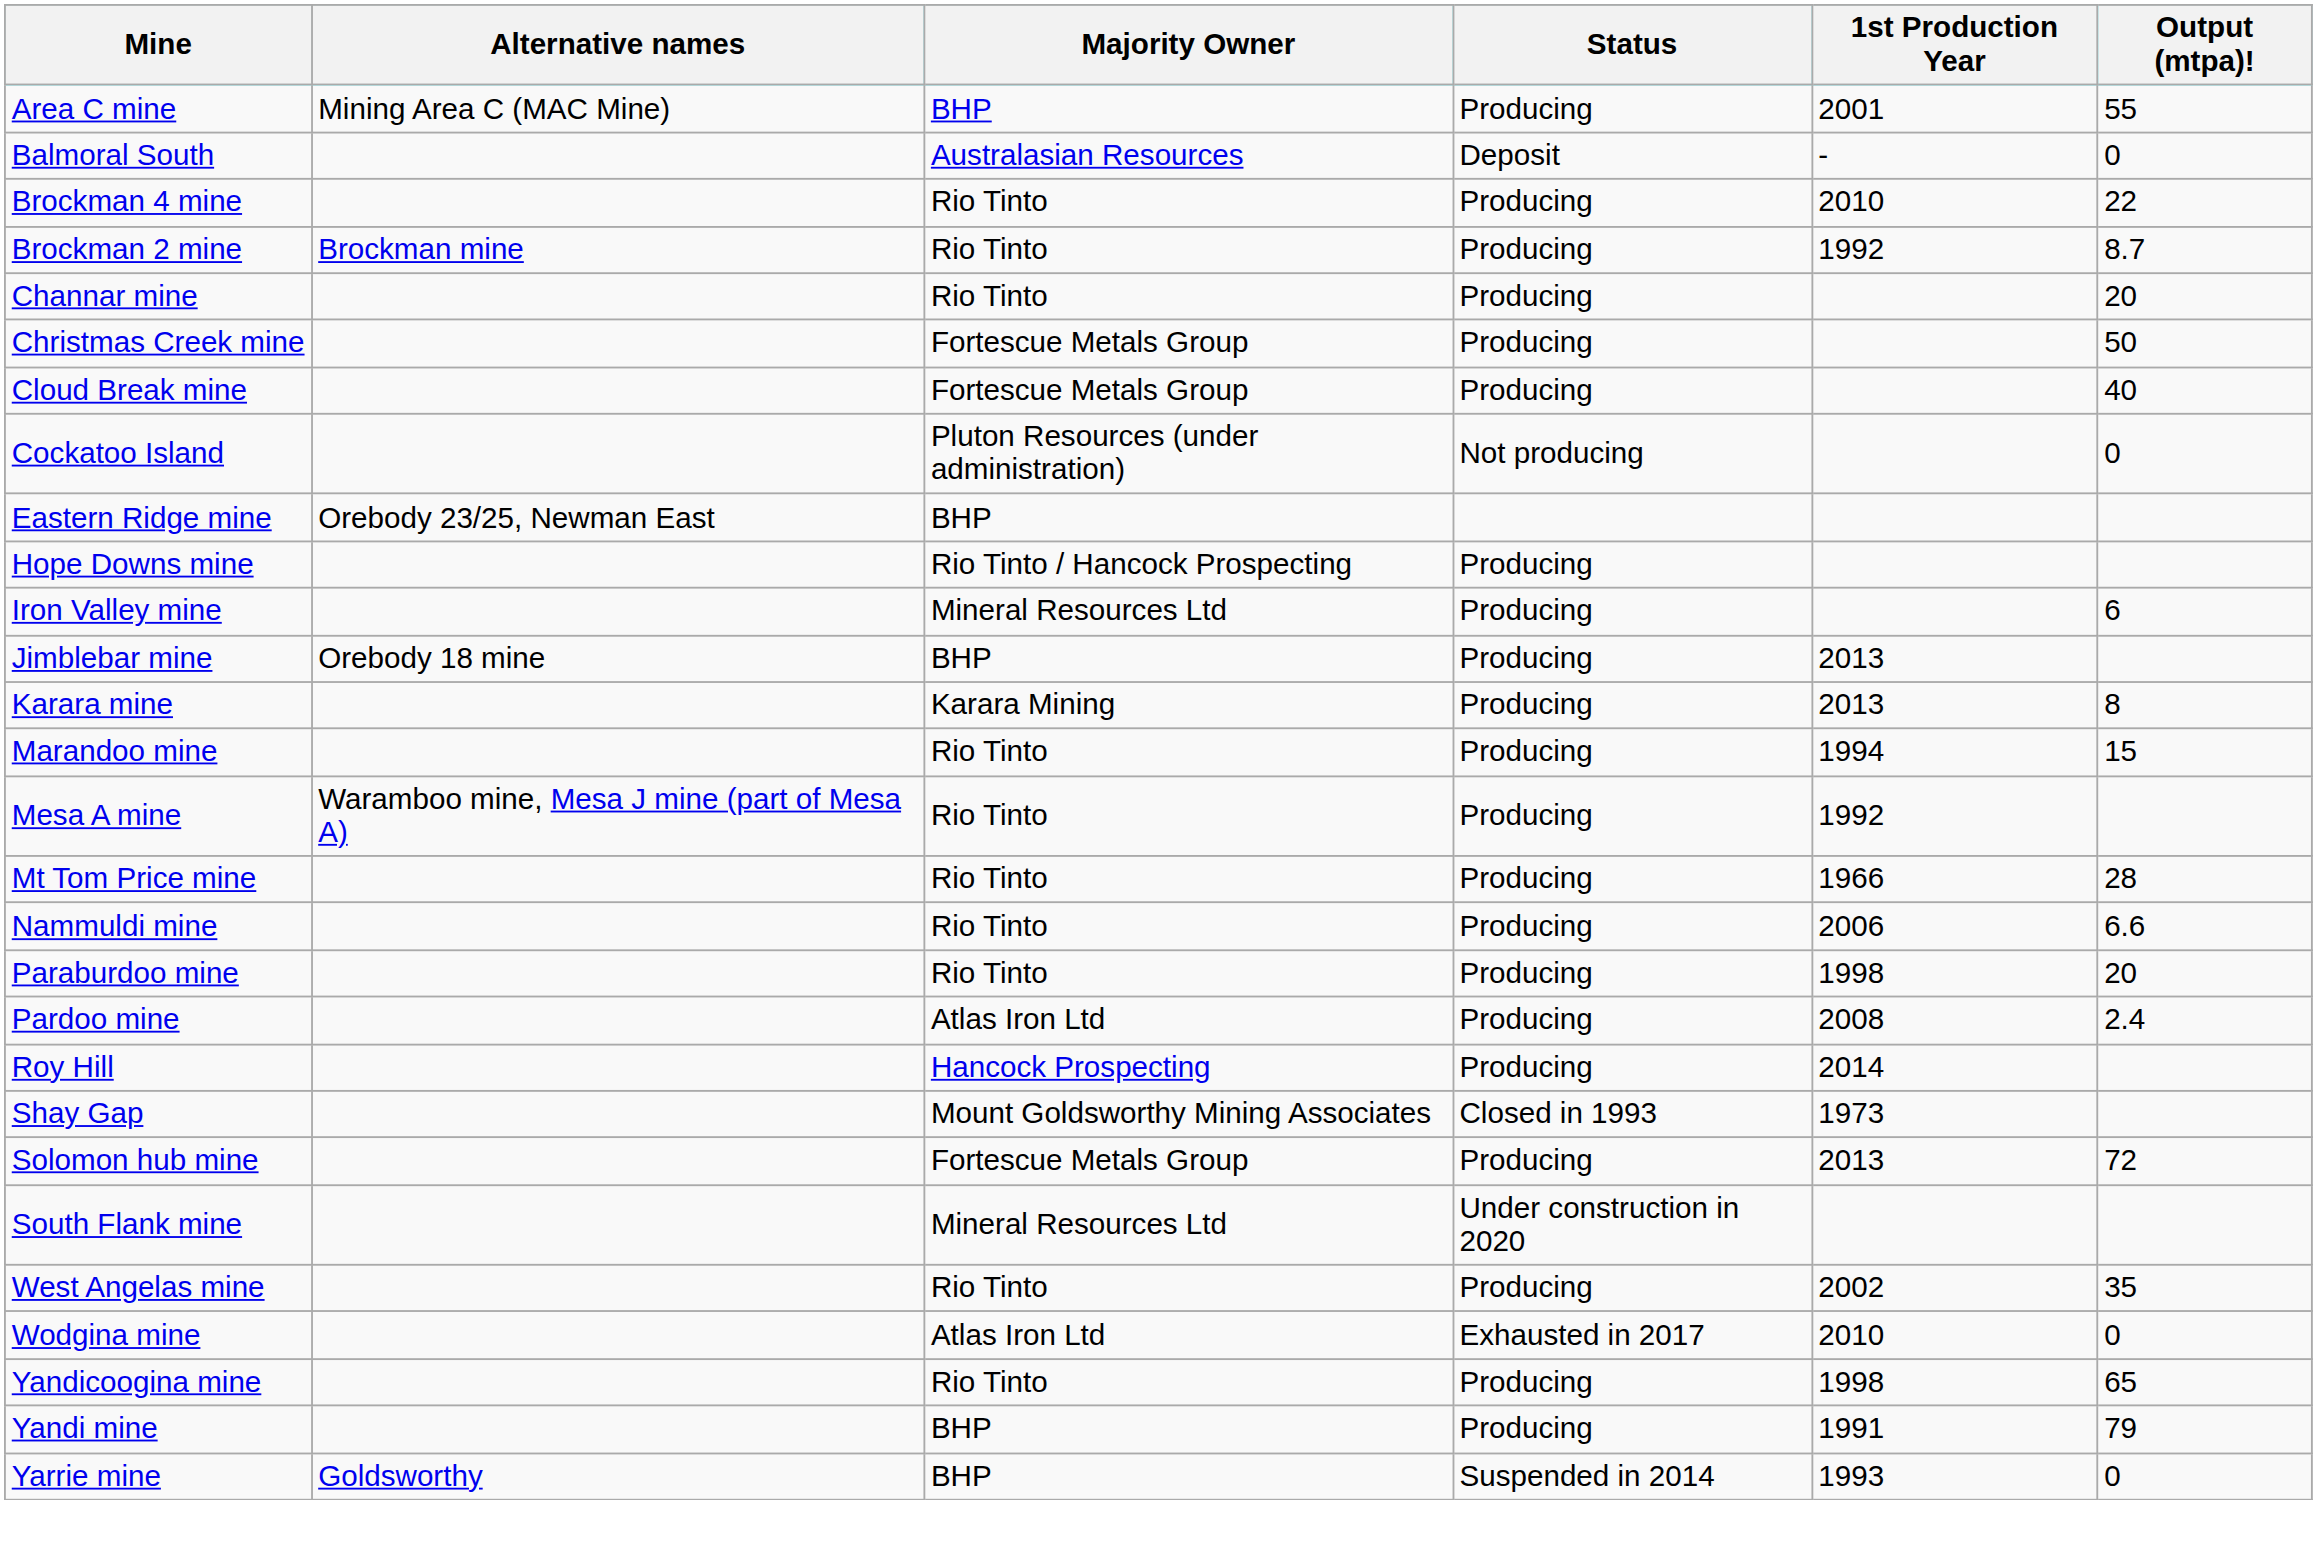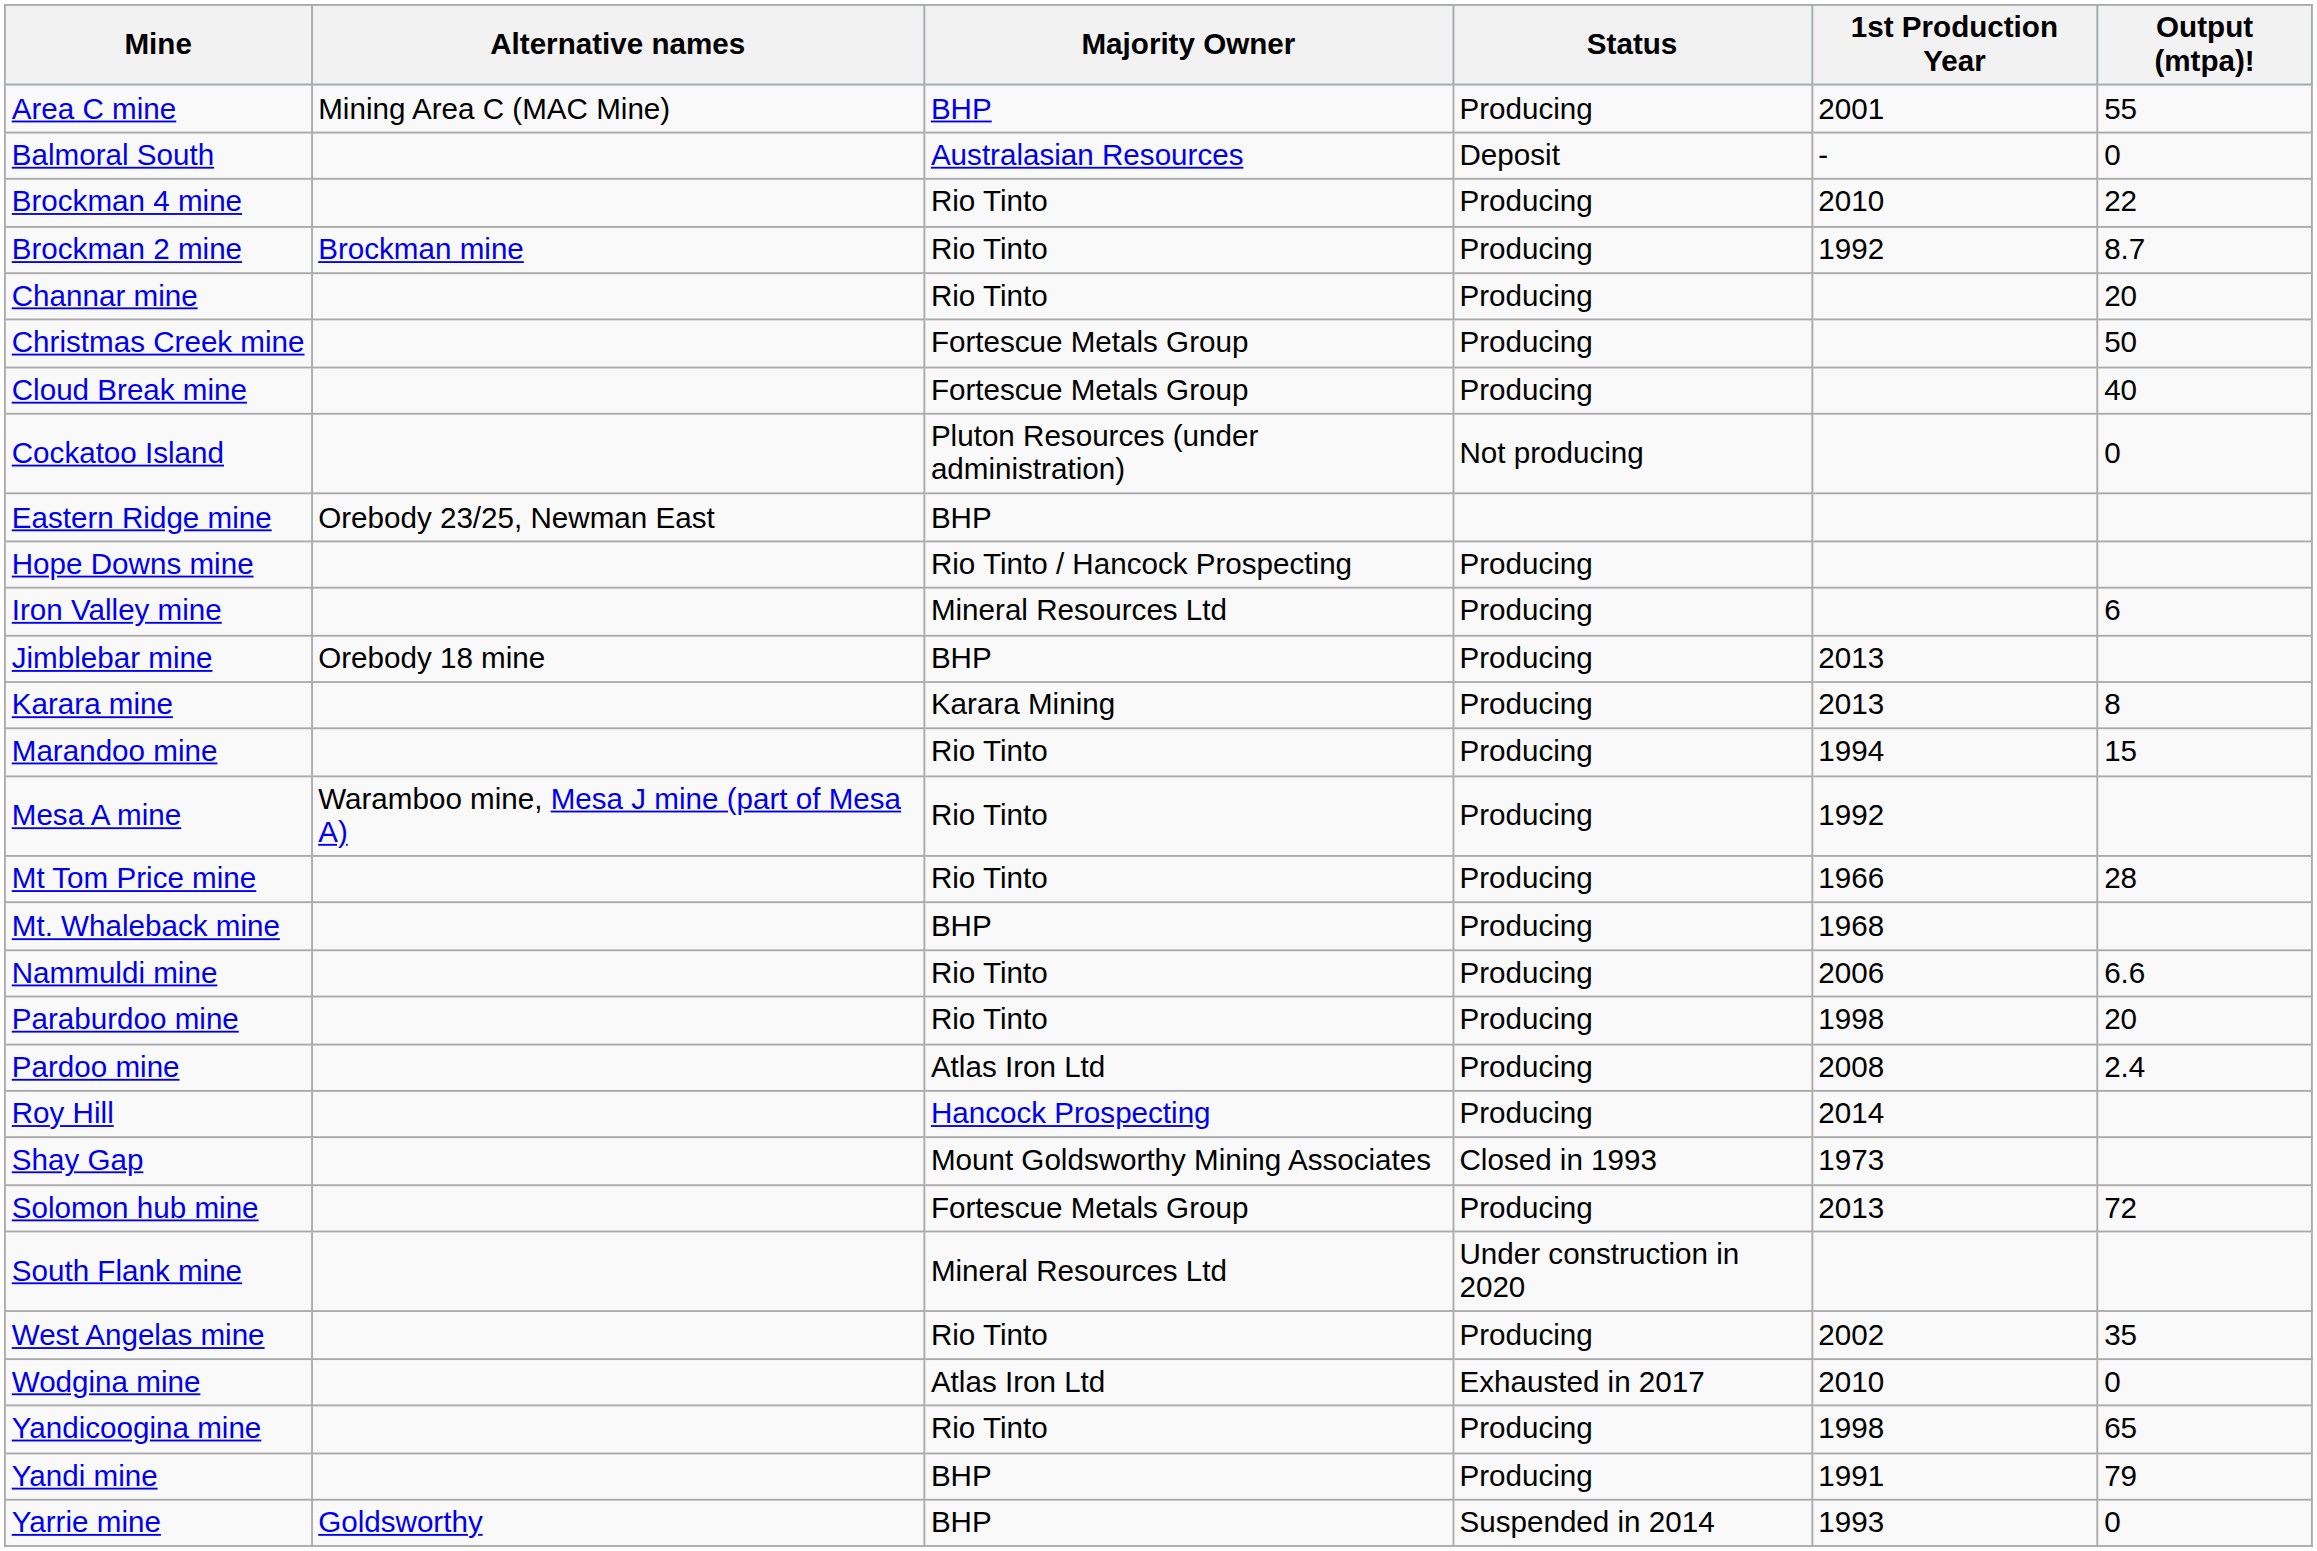+ row: (146, 925)
